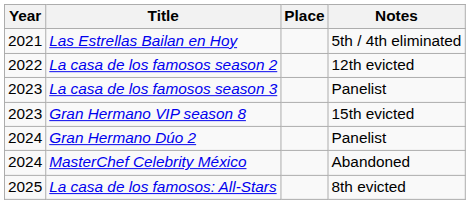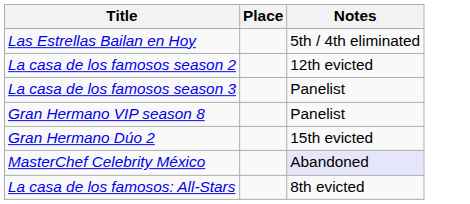- column: (25, 16)
(373, 114) 15th evicted -> (318, 114) Panelist
(359, 138) Panelist -> (332, 138) 15th evicted
(371, 162) no background -> (330, 162) lavender background
